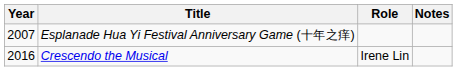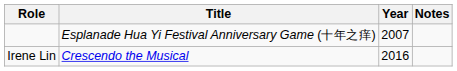columns swapped: (21, 14) <-> (385, 14)
